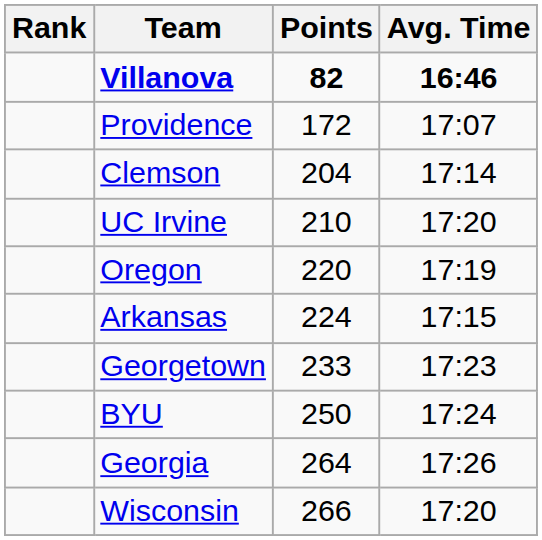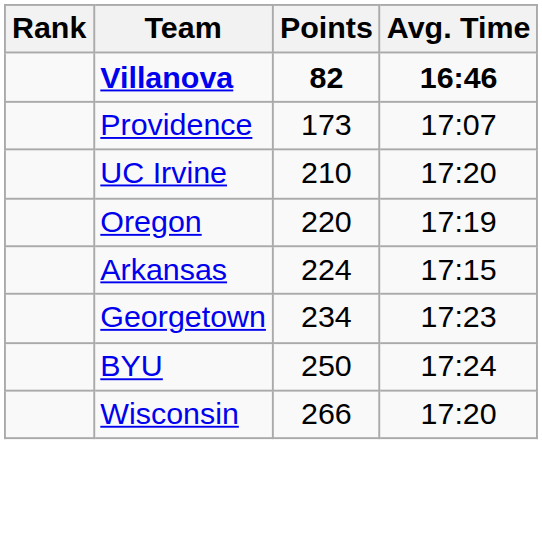(326, 125) 172 -> (326, 125) 173
- row: (160, 173)
(326, 366) 233 -> (326, 317) 234
- row: (154, 462)
